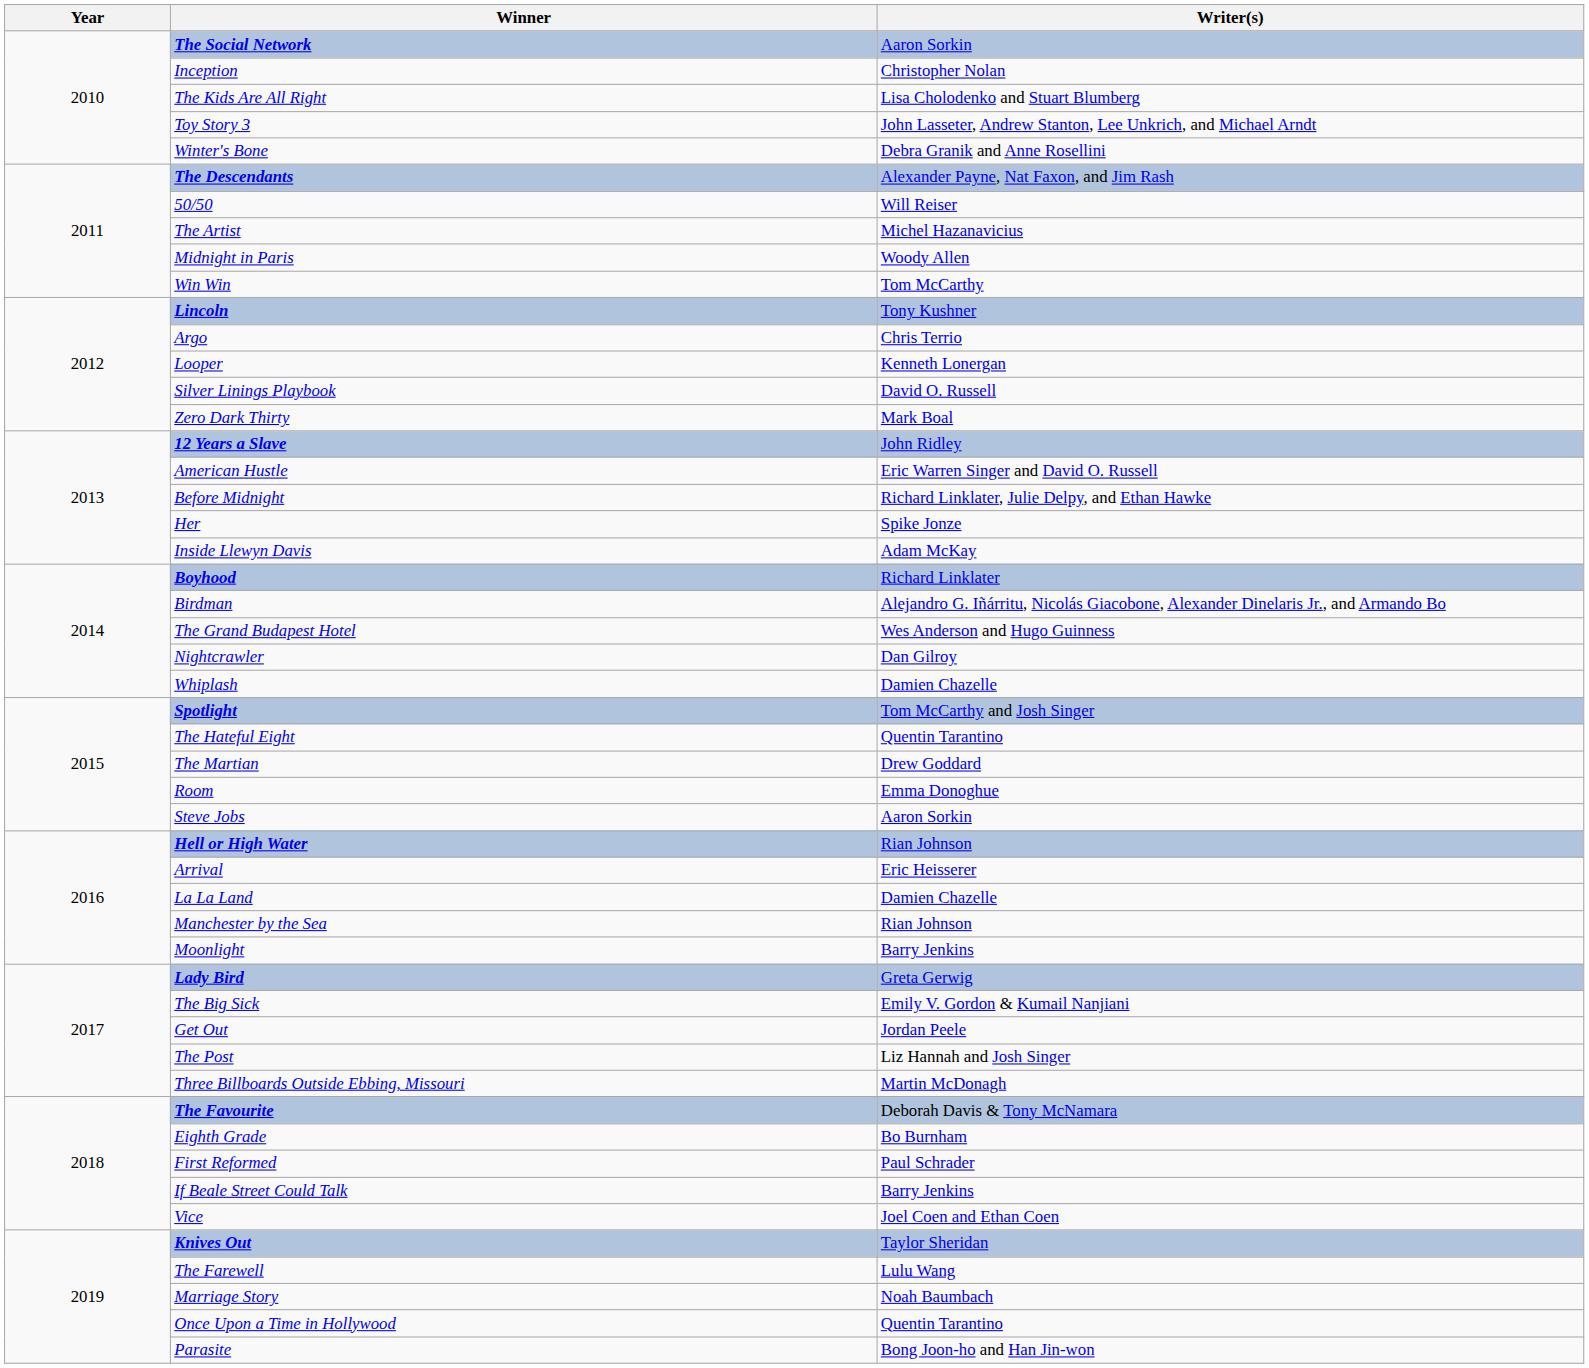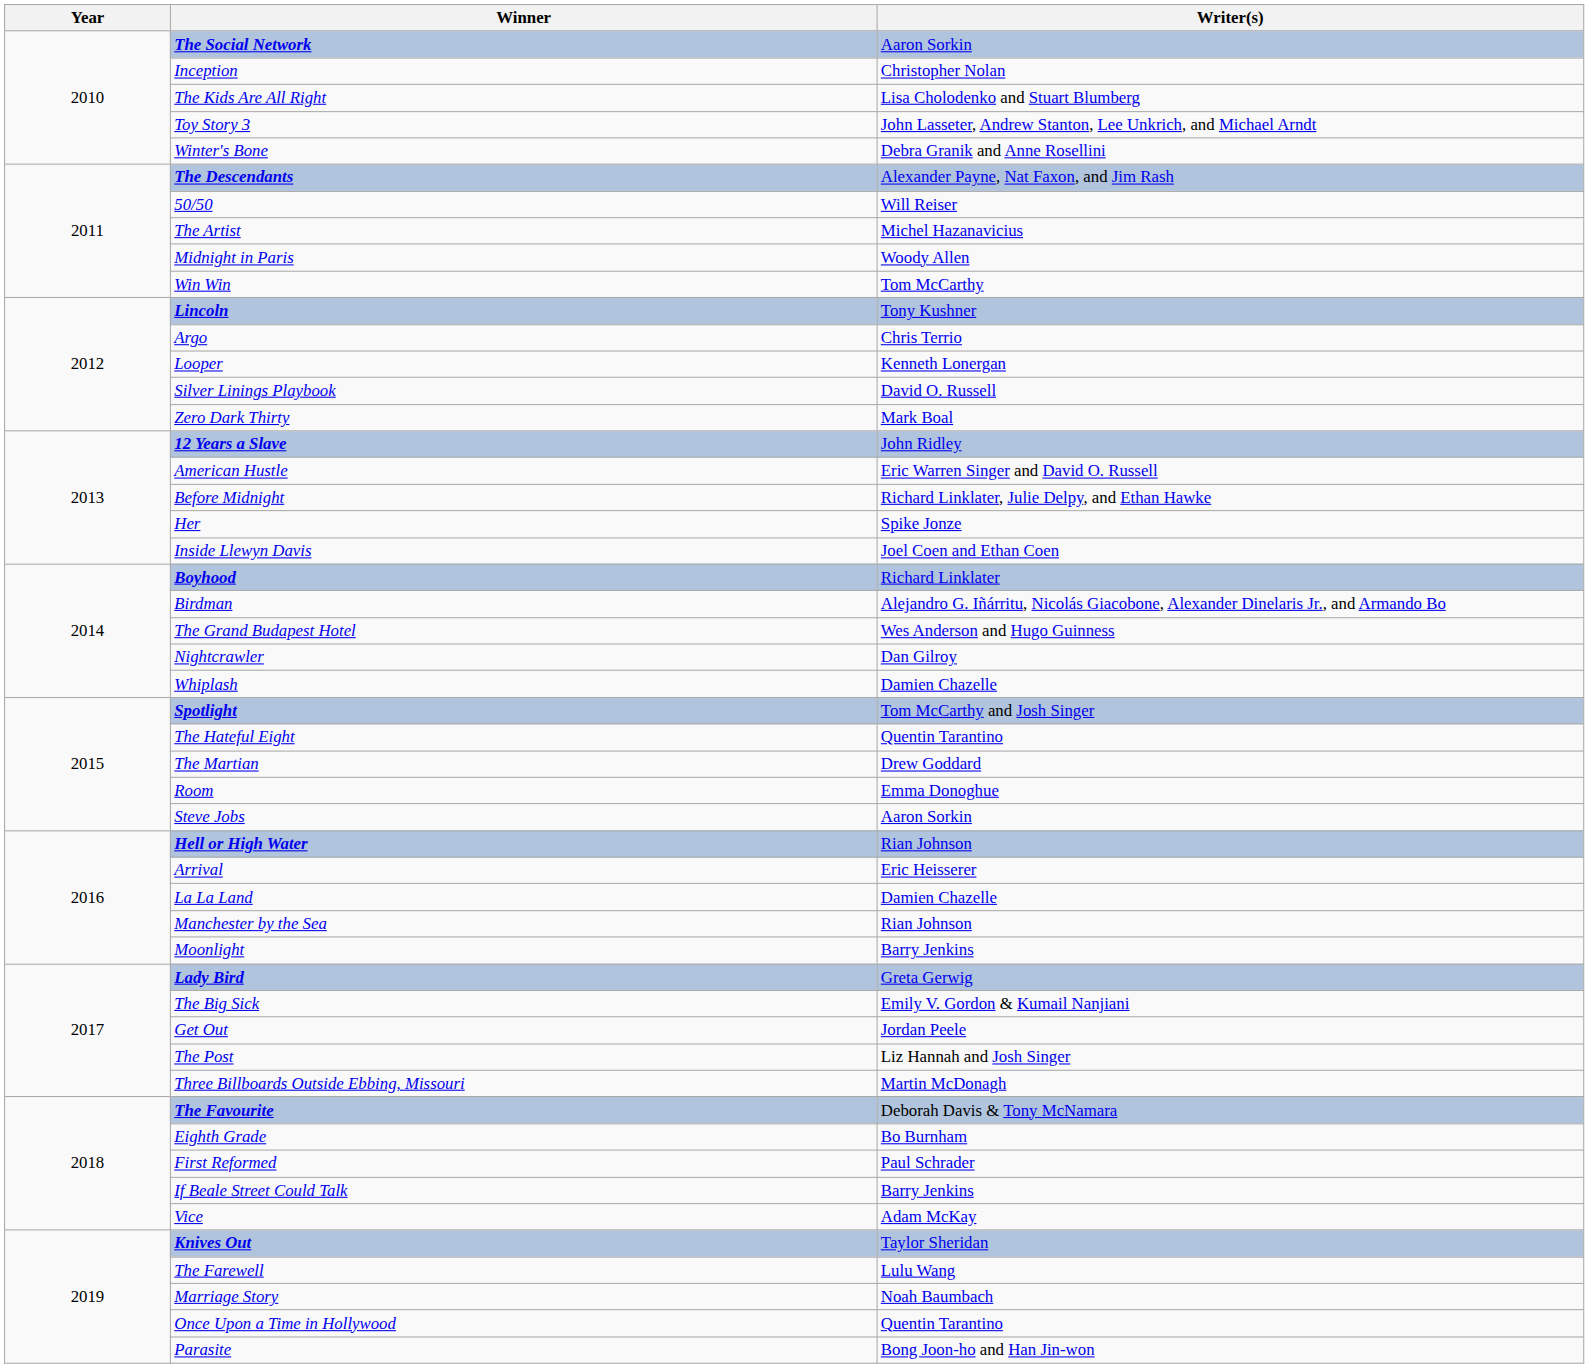(929, 550) Adam McKay -> (970, 550) Joel Coen and Ethan Coen
(970, 1216) Joel Coen and Ethan Coen -> (929, 1216) Adam McKay
